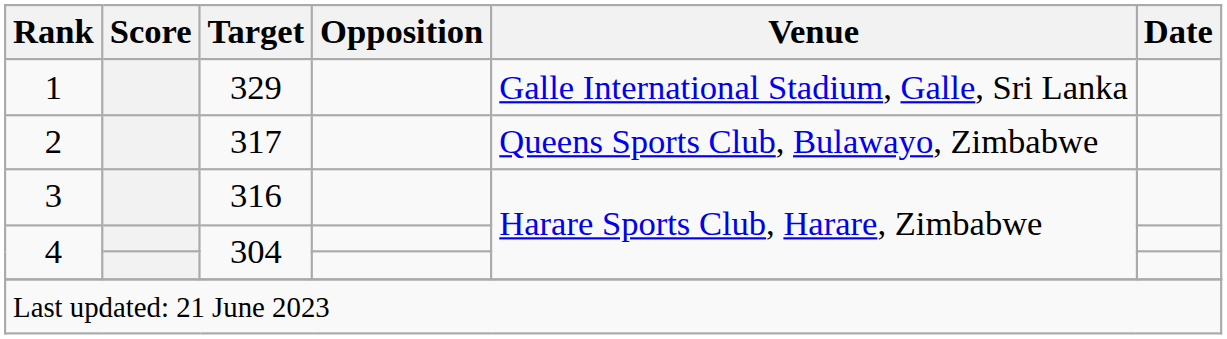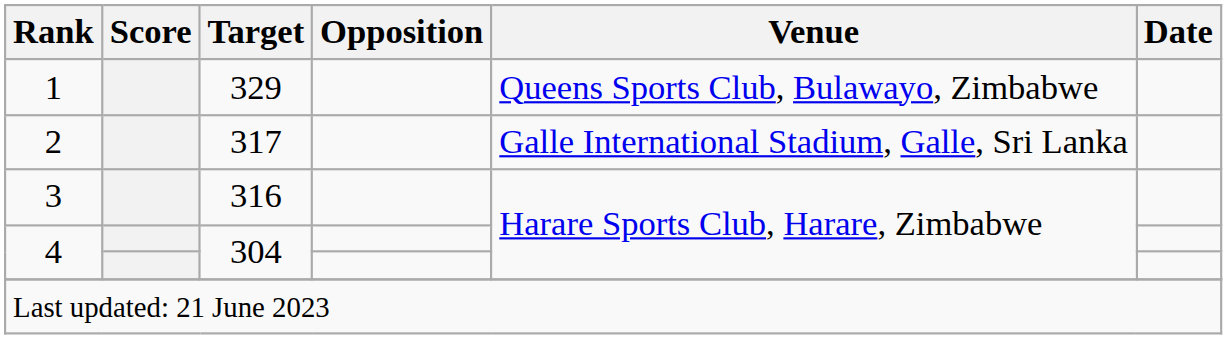(814, 86) Galle International Stadium, Galle, Sri Lanka -> (799, 86) Queens Sports Club, Bulawayo, Zimbabwe
(799, 141) Queens Sports Club, Bulawayo, Zimbabwe -> (814, 141) Galle International Stadium, Galle, Sri Lanka
